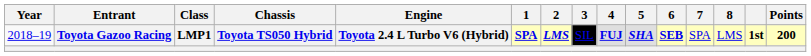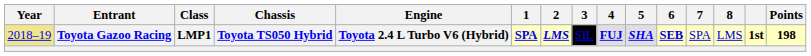(29, 35) no background -> (29, 35) khaki background
(786, 35) 200 -> (786, 35) 198
